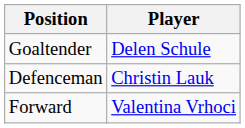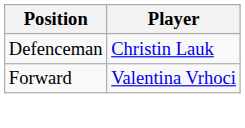- row: (50, 48)
